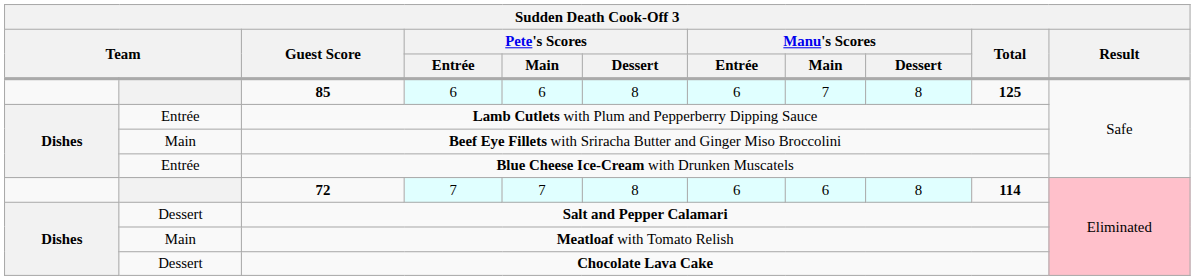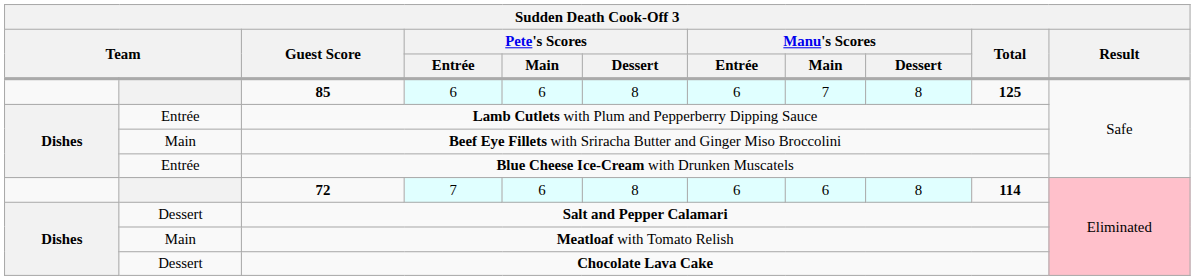(542, 190) 7 -> (542, 190) 6
